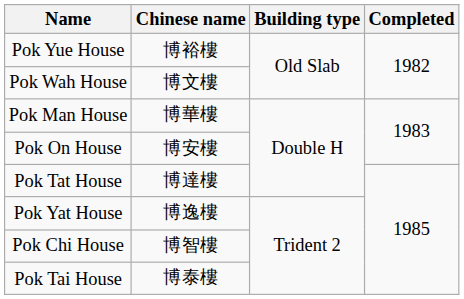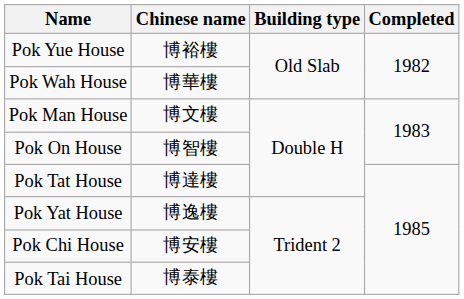(191, 82) 博文樓 -> (191, 82) 博華樓
(191, 114) 博華樓 -> (191, 114) 博文樓
(191, 147) 博安樓 -> (191, 147) 博智樓
(191, 245) 博智樓 -> (191, 245) 博安樓
